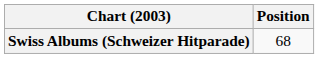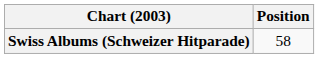(283, 41) 68 -> (283, 41) 58
